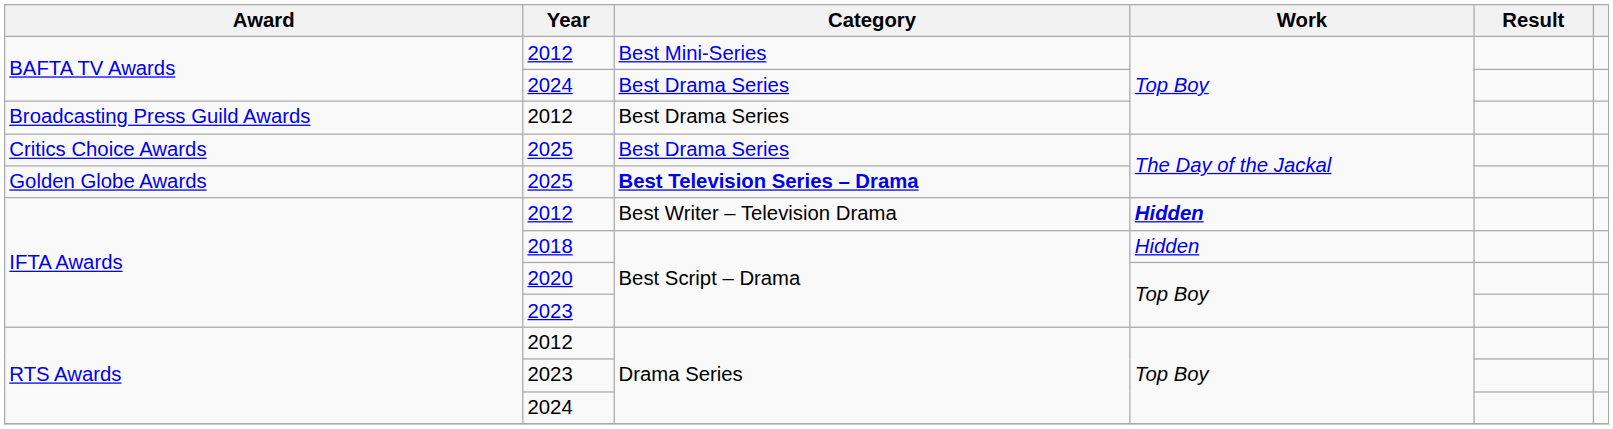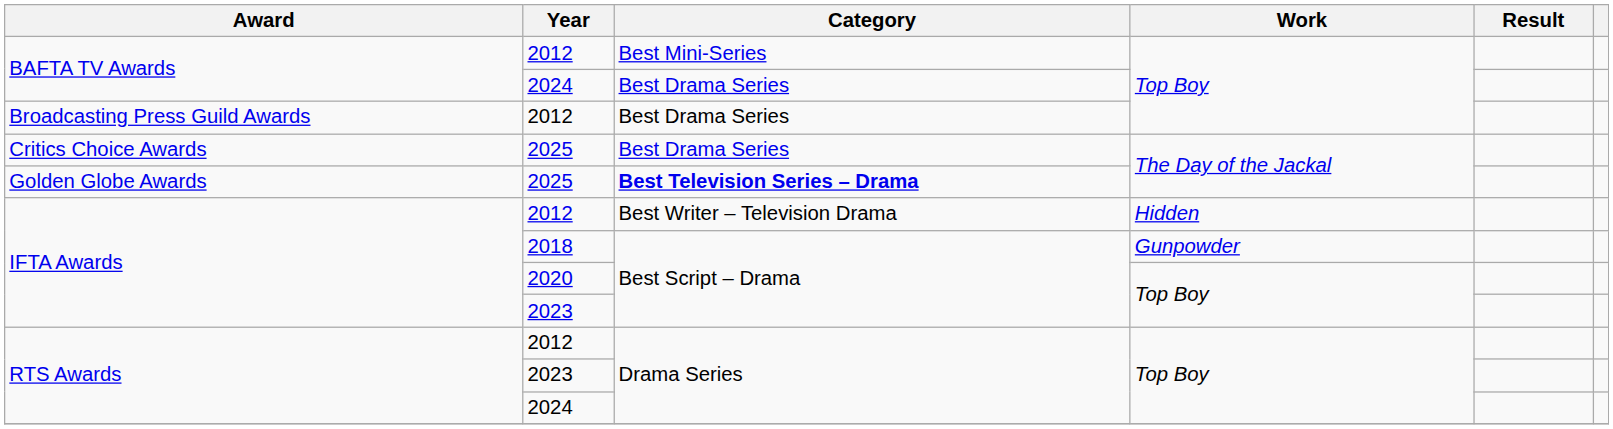(1169, 213) bold -> (1167, 213) normal
(1167, 246) Hidden -> (1187, 246) Gunpowder
